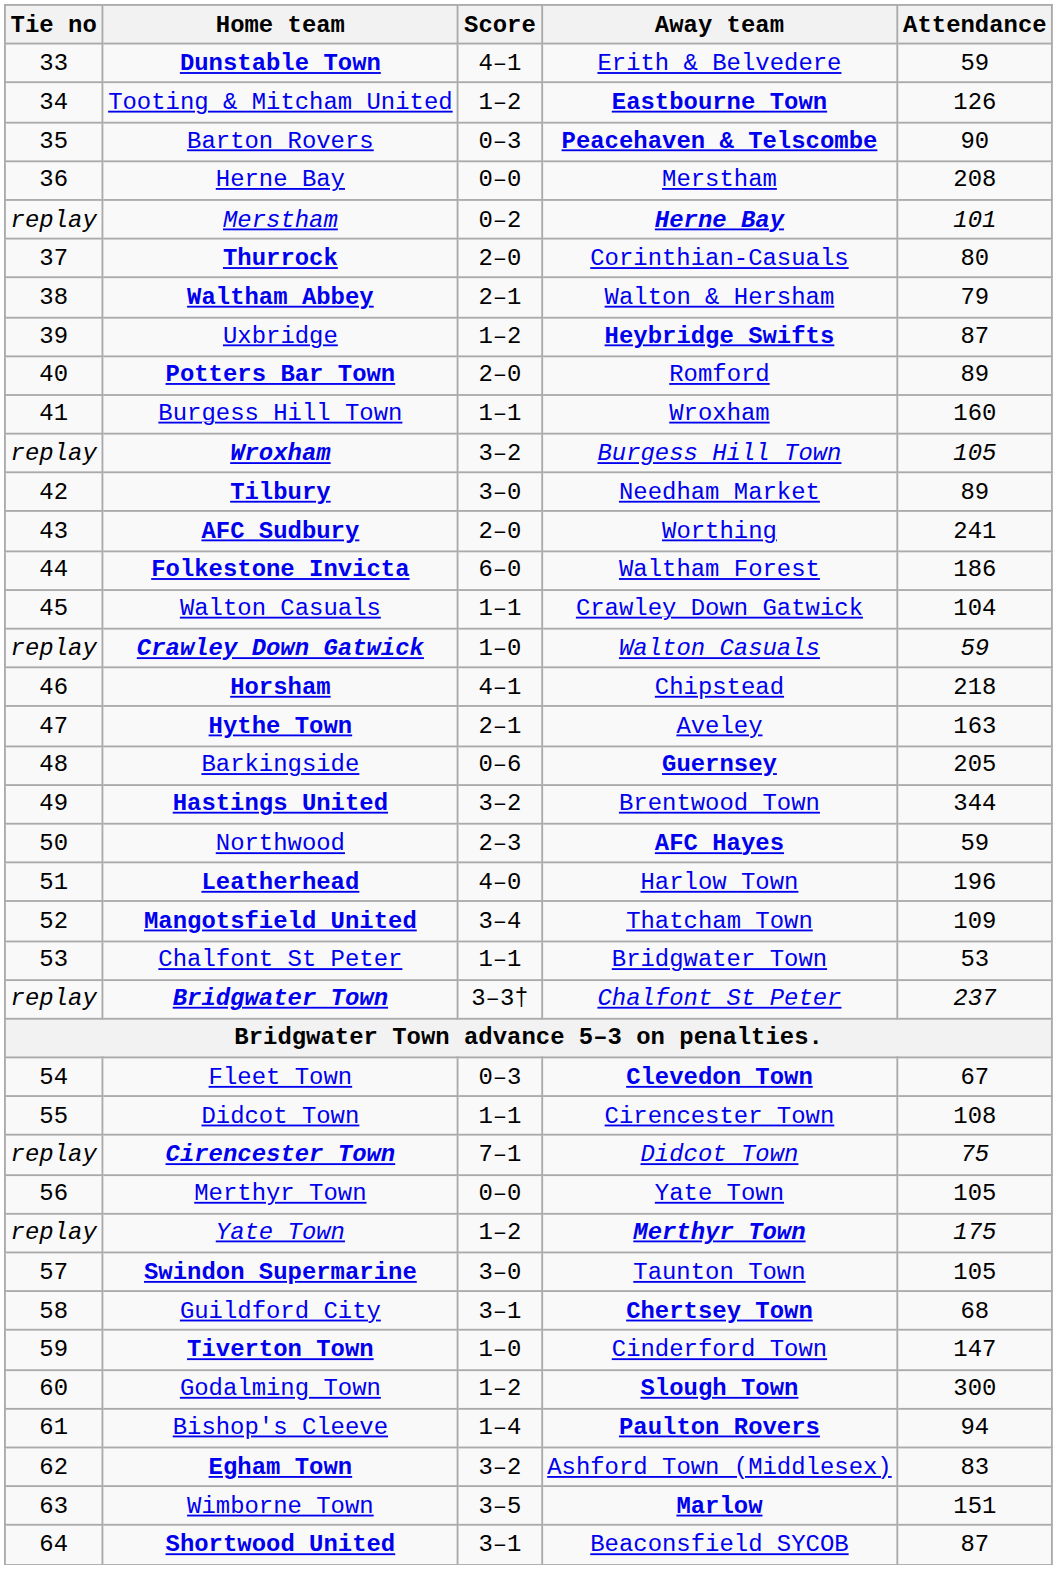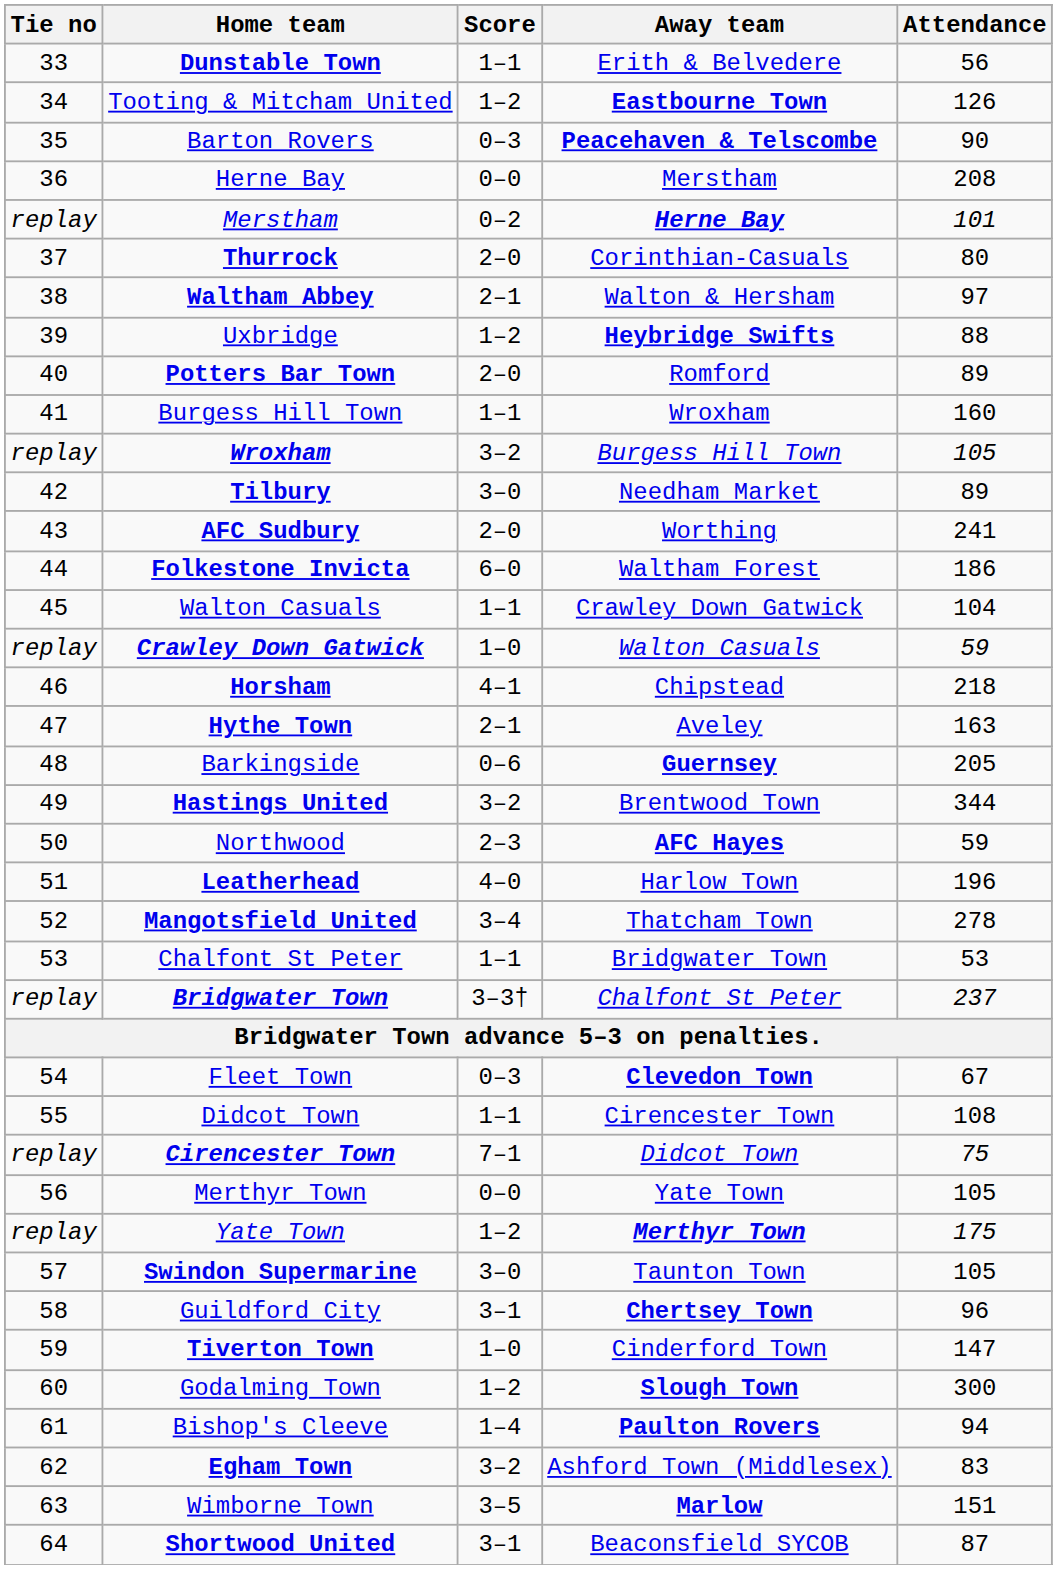(500, 63) 4–1 -> (500, 63) 1–1
(975, 63) 59 -> (975, 63) 56
(975, 297) 79 -> (975, 297) 97
(975, 336) 87 -> (975, 336) 88
(975, 921) 109 -> (975, 921) 278
(975, 1311) 68 -> (975, 1311) 96
